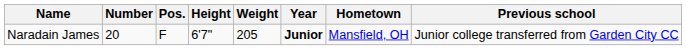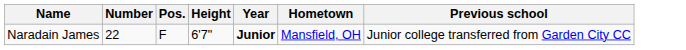- column: (257, 14)
(112, 34) 20 -> (112, 34) 22
